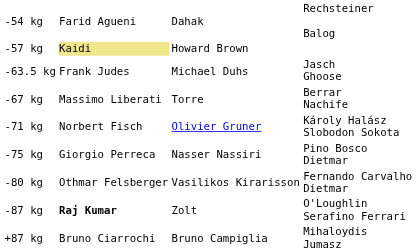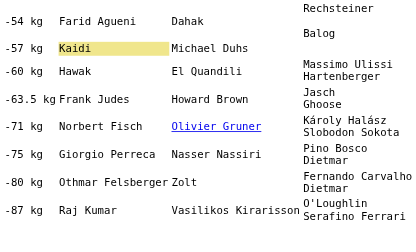(210, 49) Howard Brown -> (210, 49) Michael Duhs
+ row: (24, 71)
(210, 71) Michael Duhs -> (210, 98) Howard Brown
- row: (24, 98)
(236, 182) Vasilikos Kirarisson -> (184, 182) Zolt
(88, 210) bold -> (88, 210) normal
(184, 210) Zolt -> (236, 210) Vasilikos Kirarisson
- row: (24, 238)
